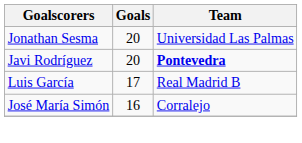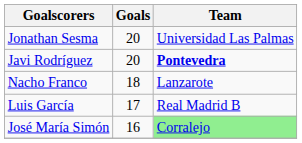+ row: (47, 82)
(183, 104) no background -> (183, 127) lightgreen background
